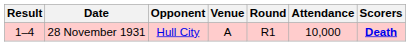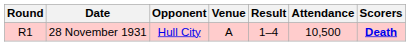columns swapped: (268, 13) <-> (25, 13)
(323, 31) 10,000 -> (323, 31) 10,500
